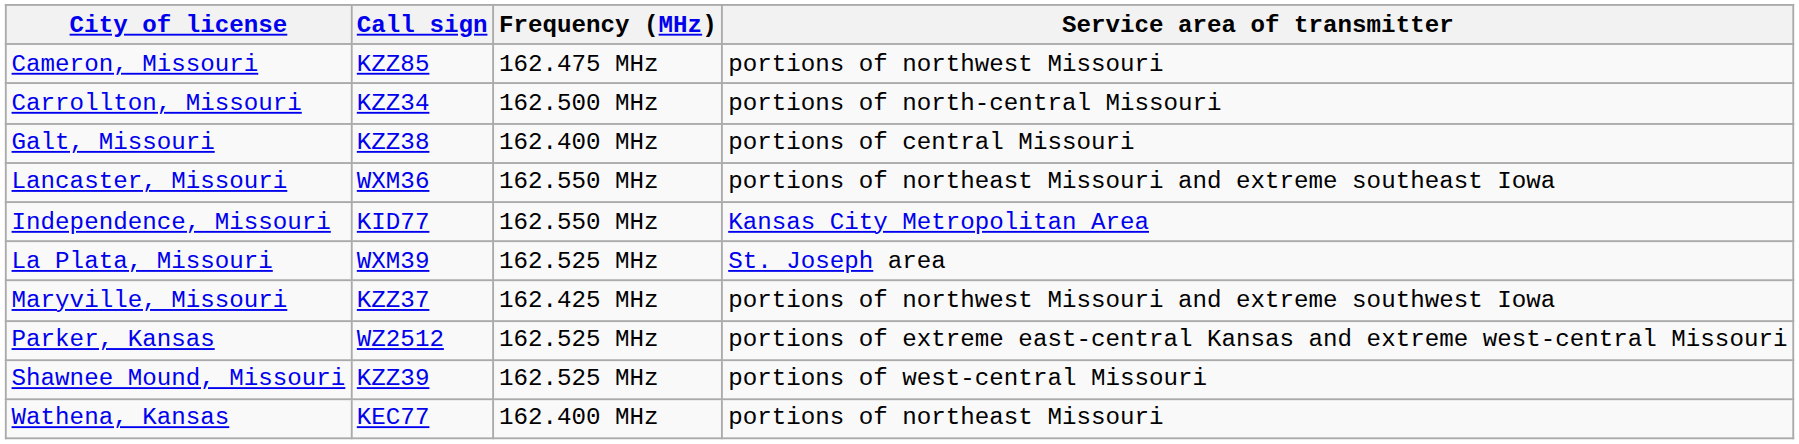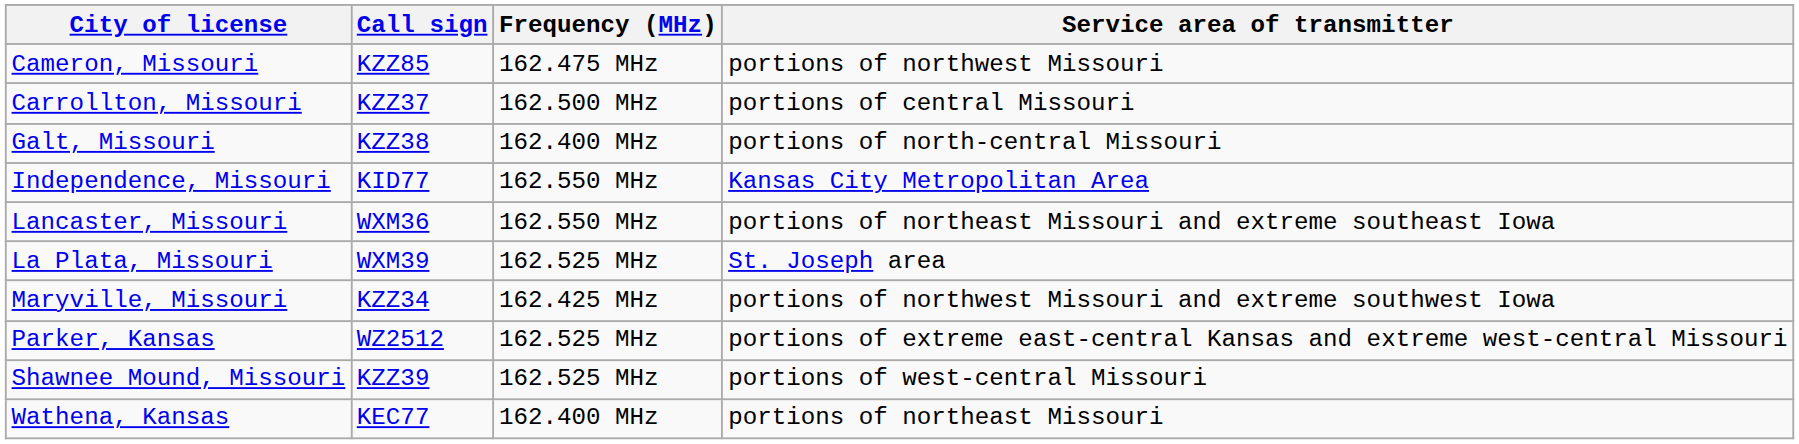(393, 103) KZZ34 -> (393, 103) KZZ37
(975, 103) portions of north-central Missouri -> (931, 103) portions of central Missouri
(931, 143) portions of central Missouri -> (975, 143) portions of north-central Missouri
rows swapped: (171, 222) <-> (149, 182)
(393, 300) KZZ37 -> (393, 300) KZZ34
